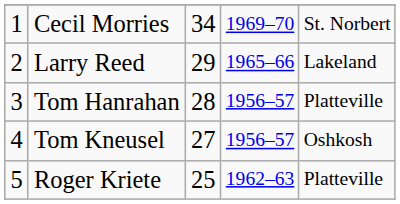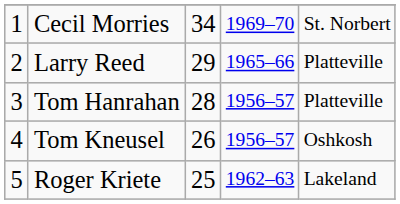(340, 62) Lakeland -> (343, 62) Platteville
(203, 140) 27 -> (203, 140) 26
(343, 179) Platteville -> (340, 179) Lakeland
